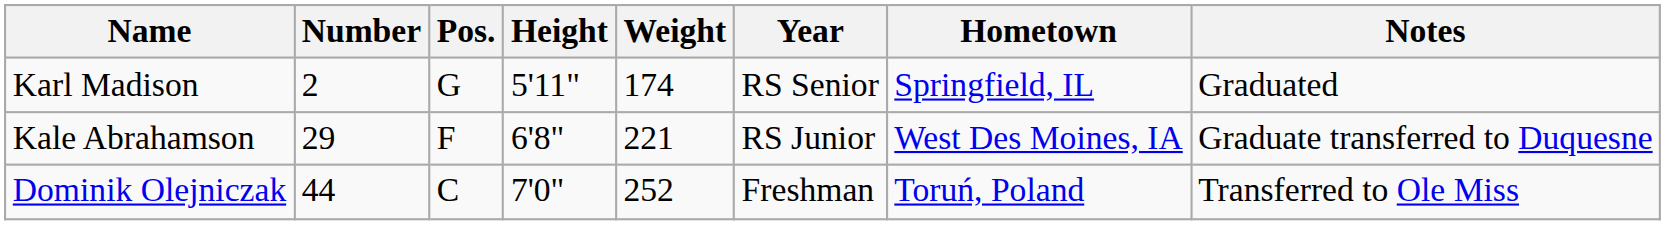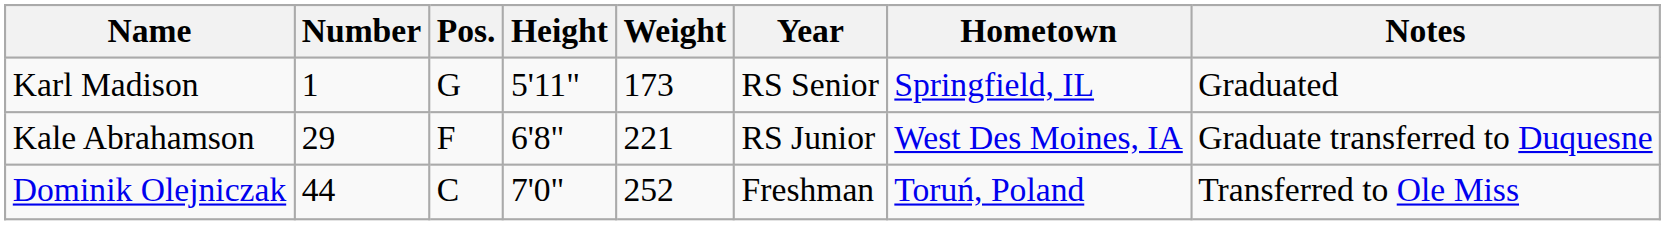(310, 84) 2 -> (310, 84) 1
(649, 84) 174 -> (649, 84) 173
